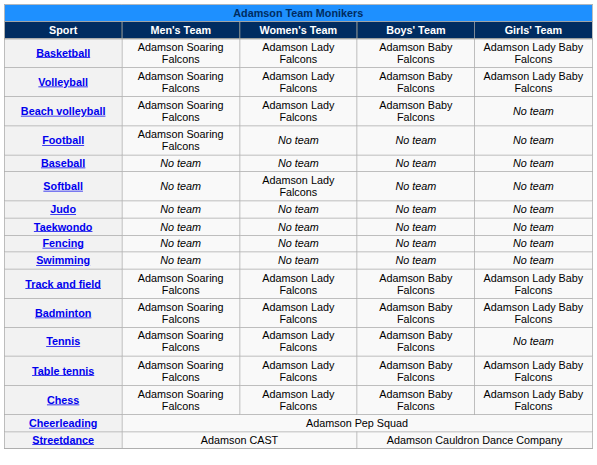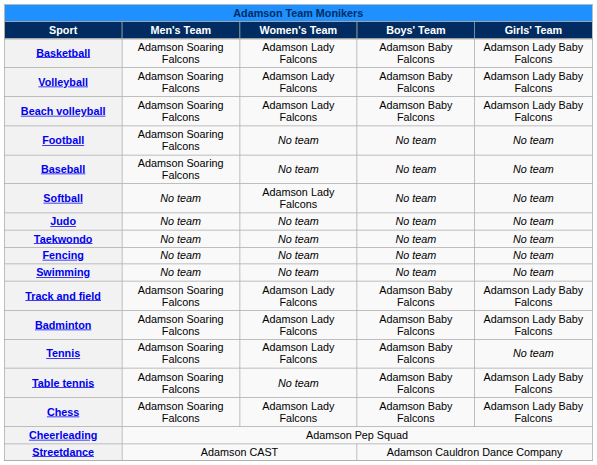(533, 112) No team -> (533, 112) Adamson Lady Baby Falcons
(181, 164) No team -> (181, 170) Adamson Soaring Falcons
(298, 371) Adamson Lady Falcons -> (298, 383) No team
